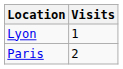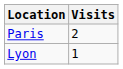rows swapped: (26, 54) <-> (22, 34)
